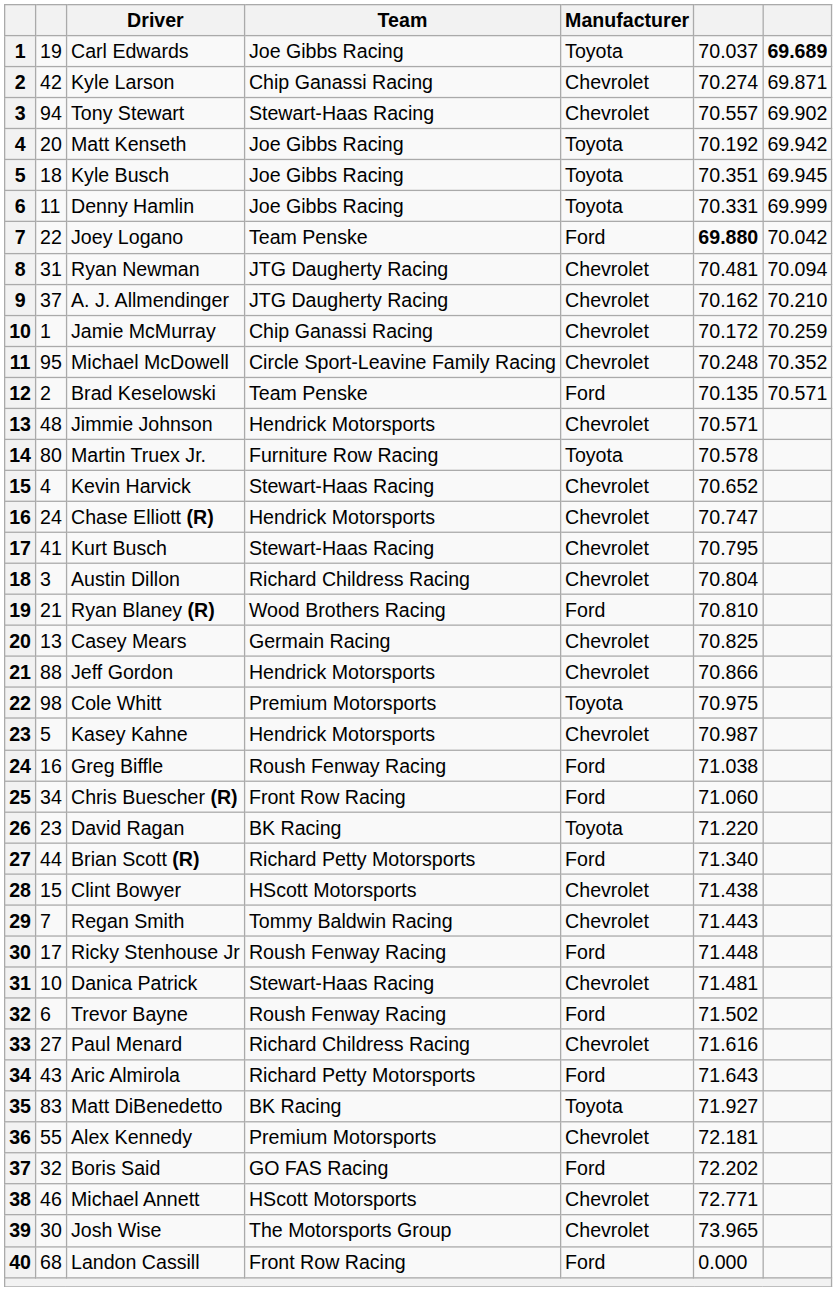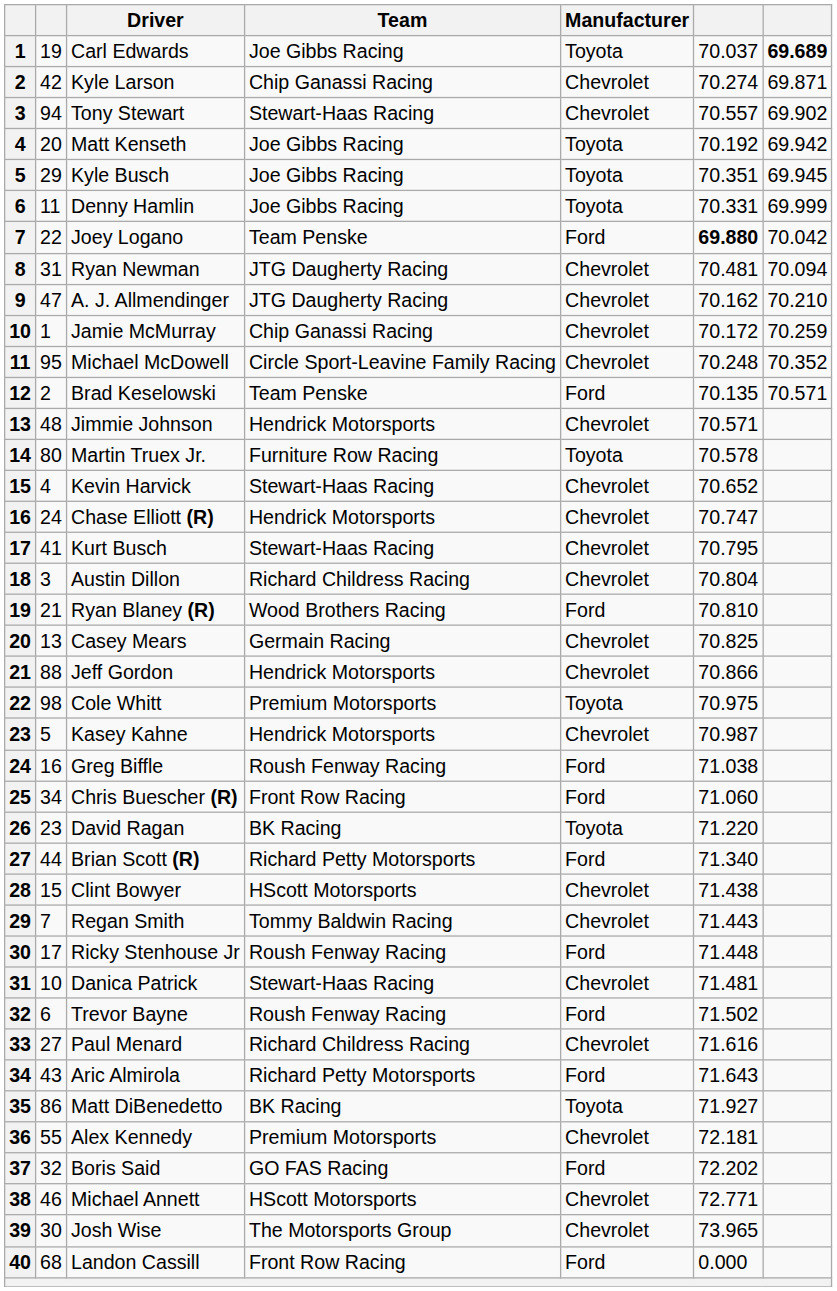(51, 176) 18 -> (51, 176) 29
(51, 300) 37 -> (51, 300) 47
(51, 1107) 83 -> (51, 1107) 86
